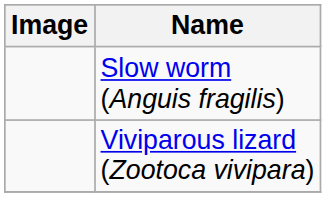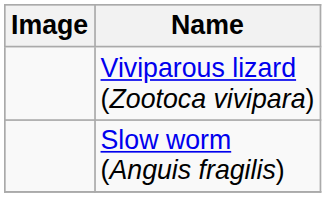rows swapped: (193, 83) <-> (207, 155)
